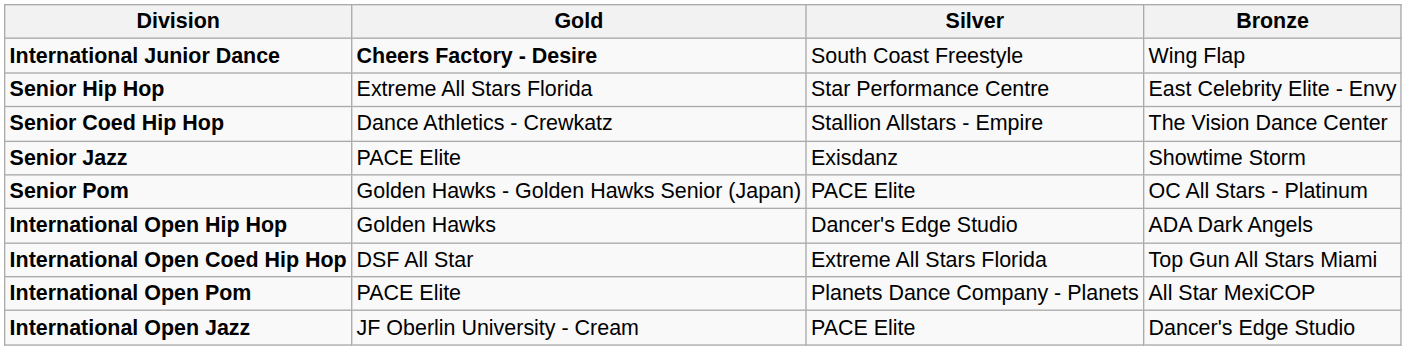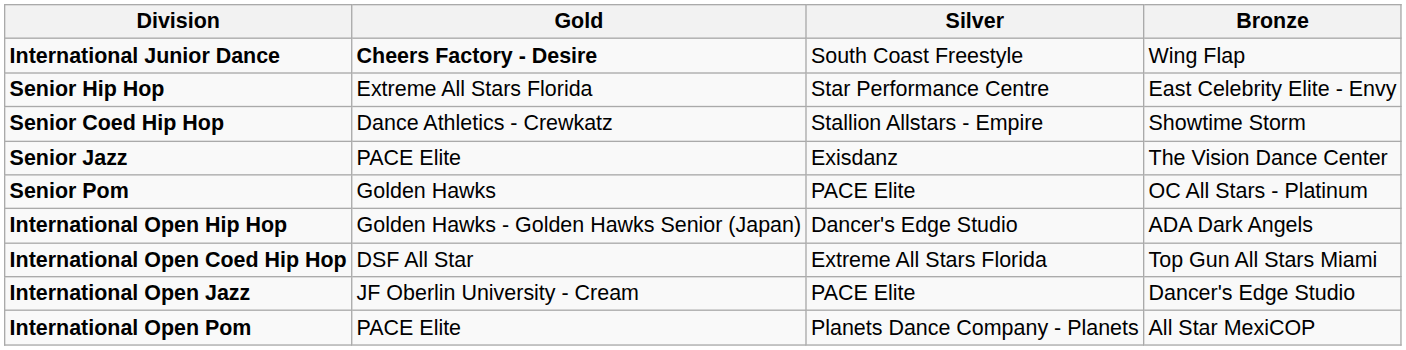(1268, 123) The Vision Dance Center -> (1227, 123) Showtime Storm
(1227, 157) Showtime Storm -> (1268, 157) The Vision Dance Center
(579, 191) Golden Hawks - Golden Hawks Senior (Japan) -> (426, 191) Golden Hawks
(426, 225) Golden Hawks -> (579, 225) Golden Hawks - Golden Hawks Senior (Japan)
rows swapped: (130, 327) <-> (131, 293)
